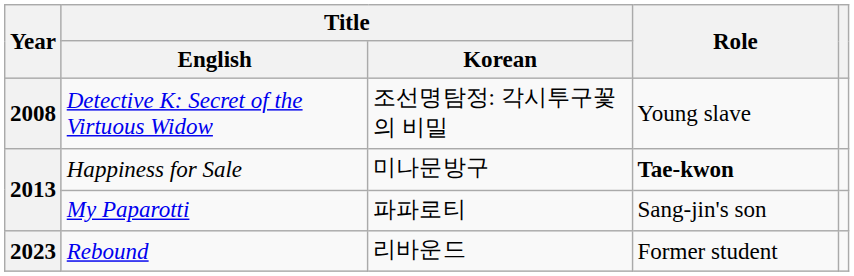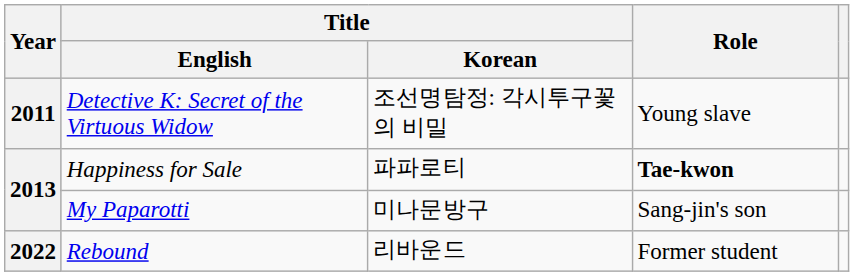(33, 113) 2008 -> (33, 113) 2011
(431, 168) 미나문방구 -> (419, 168) 파파로티
(419, 209) 파파로티 -> (431, 209) 미나문방구
(33, 250) 2023 -> (33, 250) 2022
